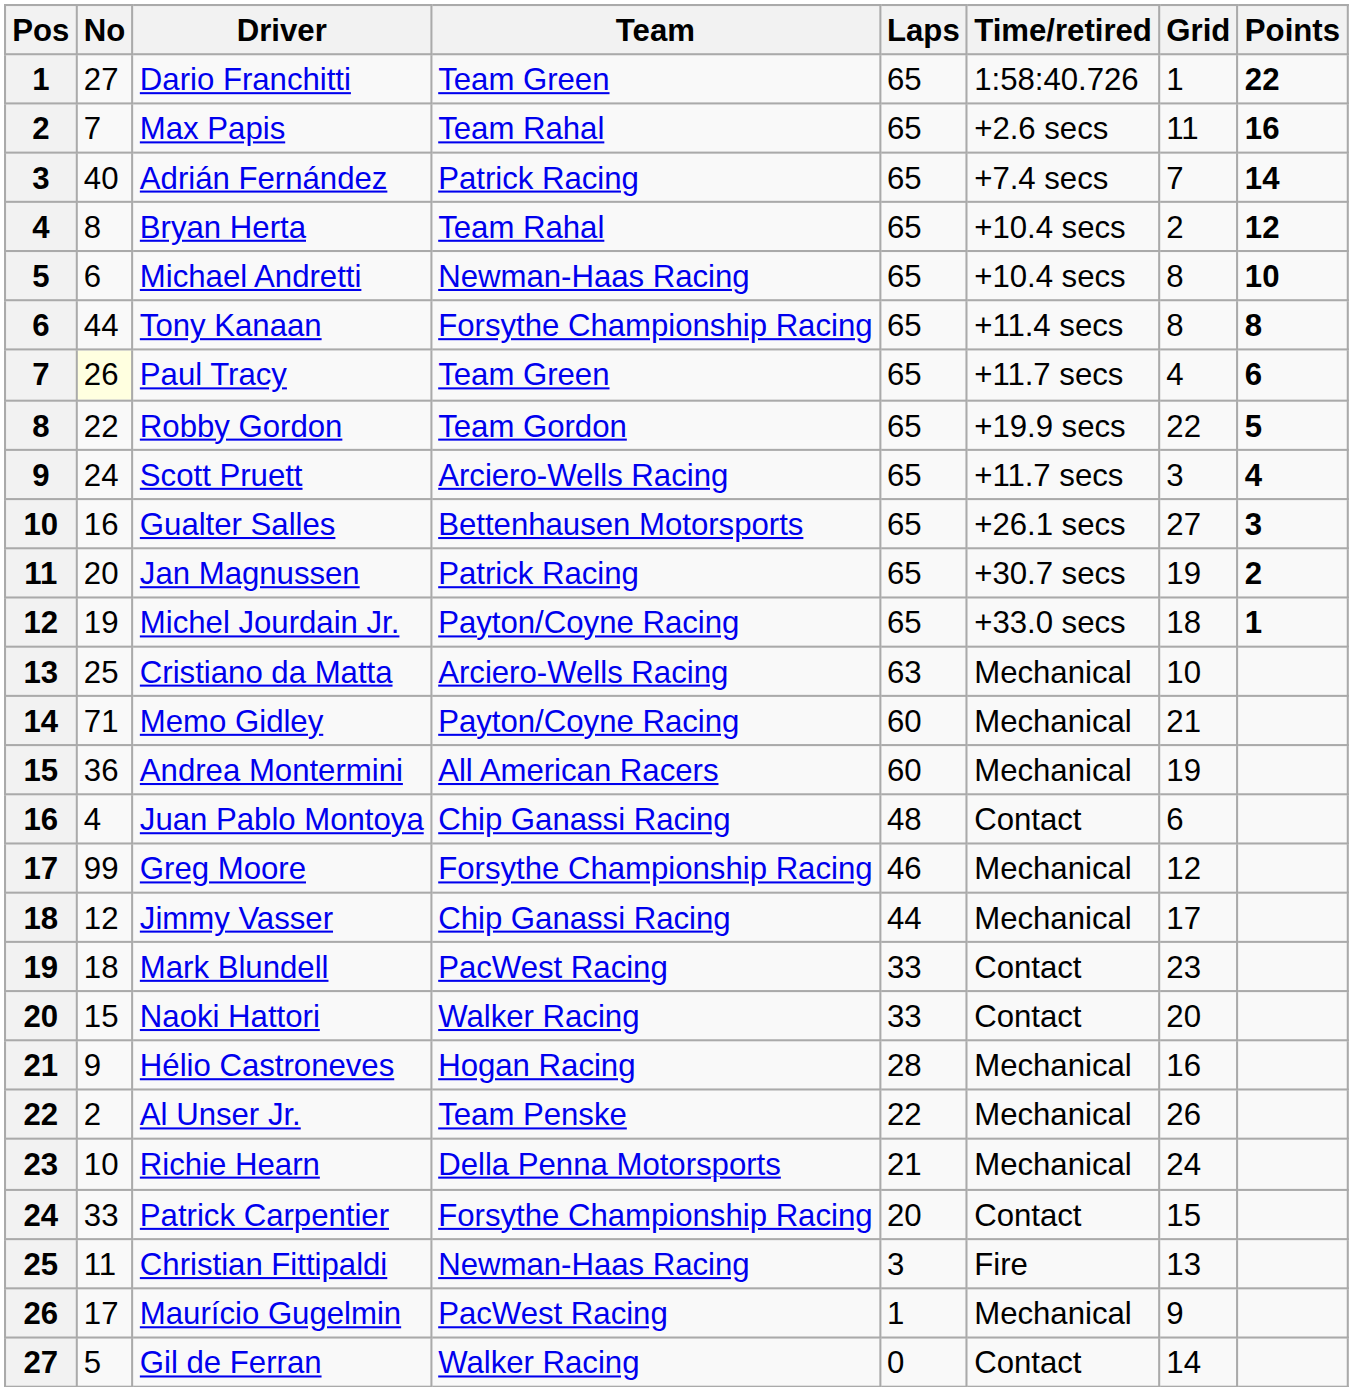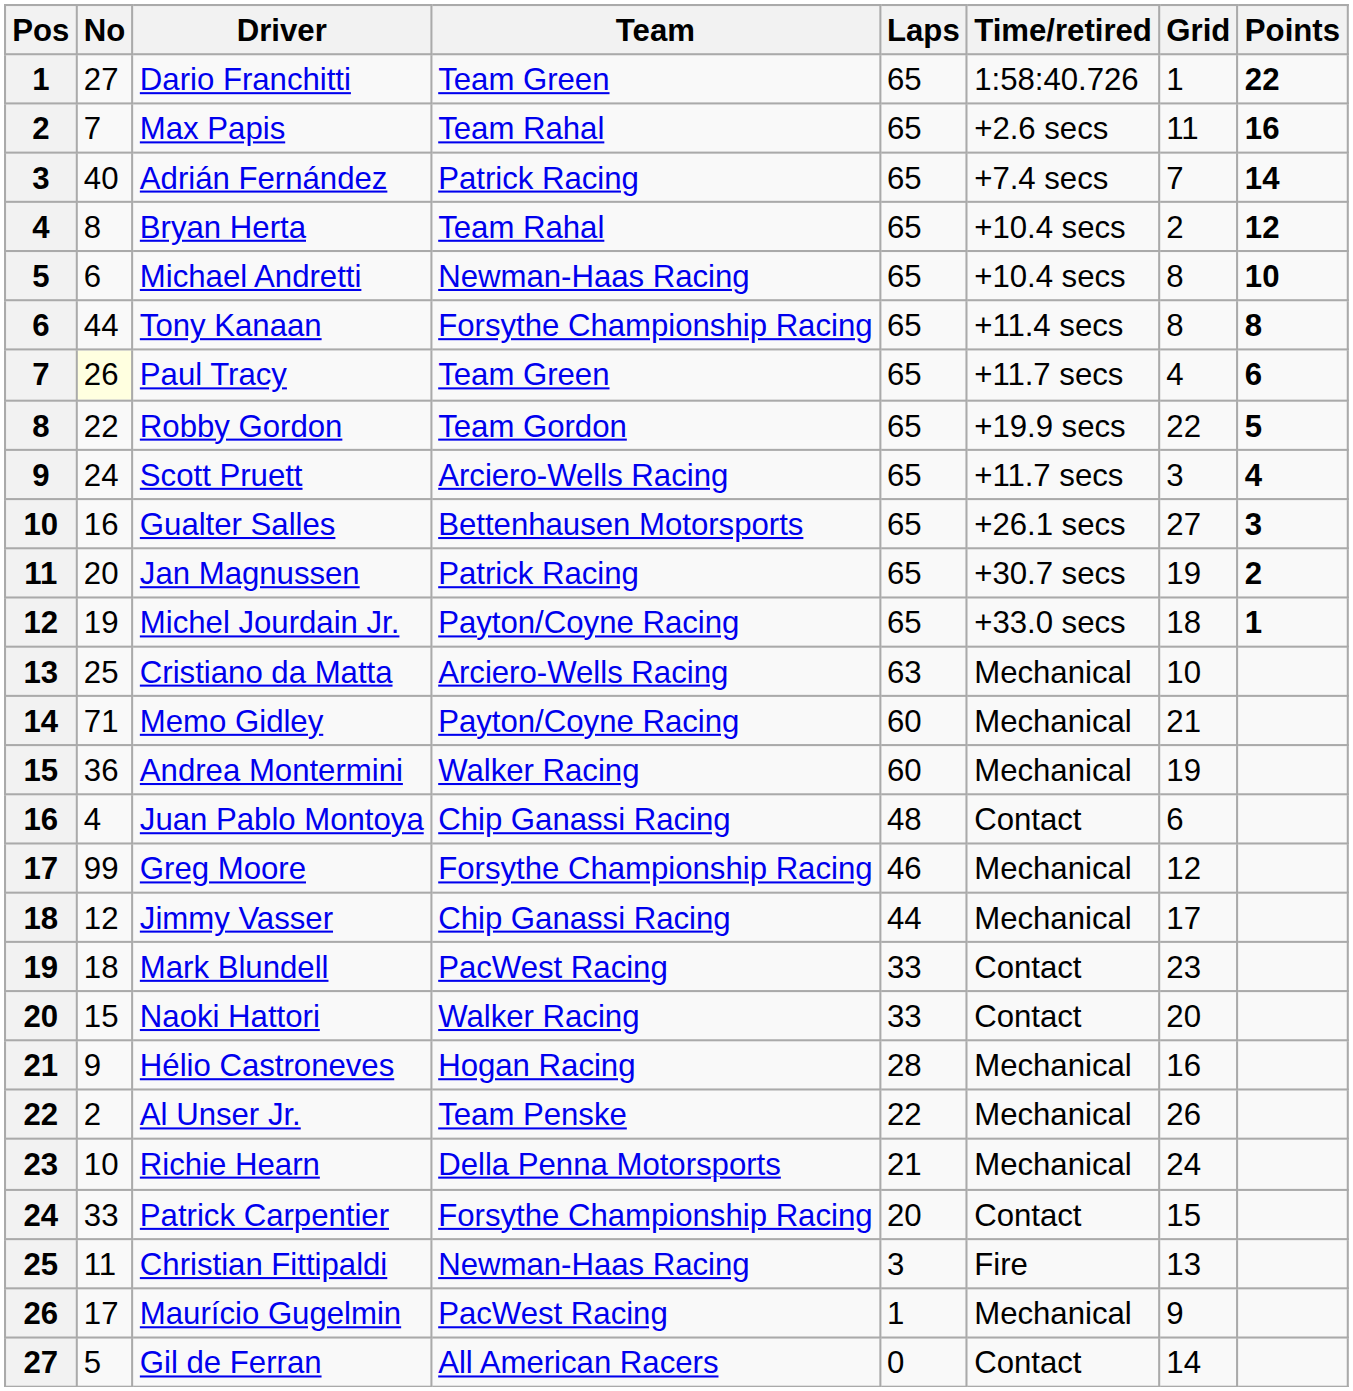(578, 770) All American Racers -> (539, 770) Walker Racing
(539, 1362) Walker Racing -> (578, 1362) All American Racers
